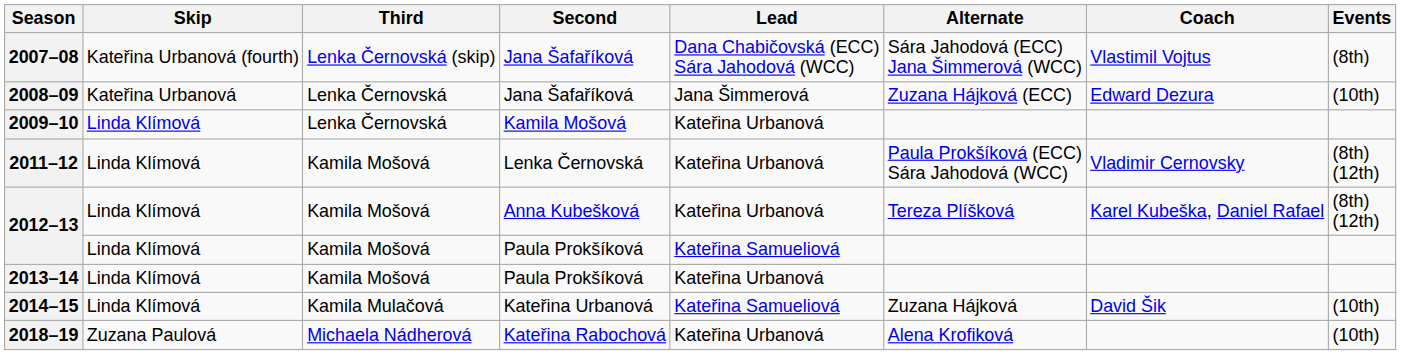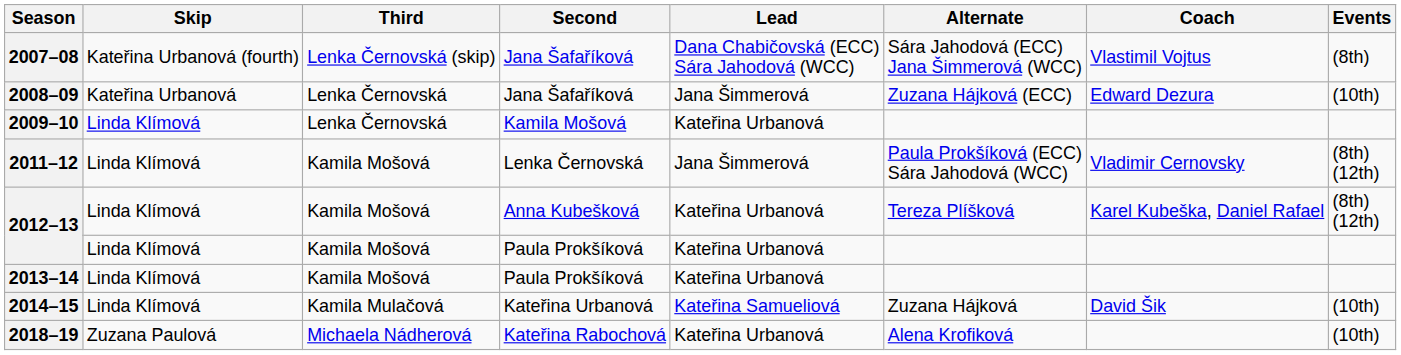(749, 162) Kateřina Urbanová -> (742, 162) Jana Šimmerová
(757, 249) Kateřina Samueliová -> (749, 249) Kateřina Urbanová
